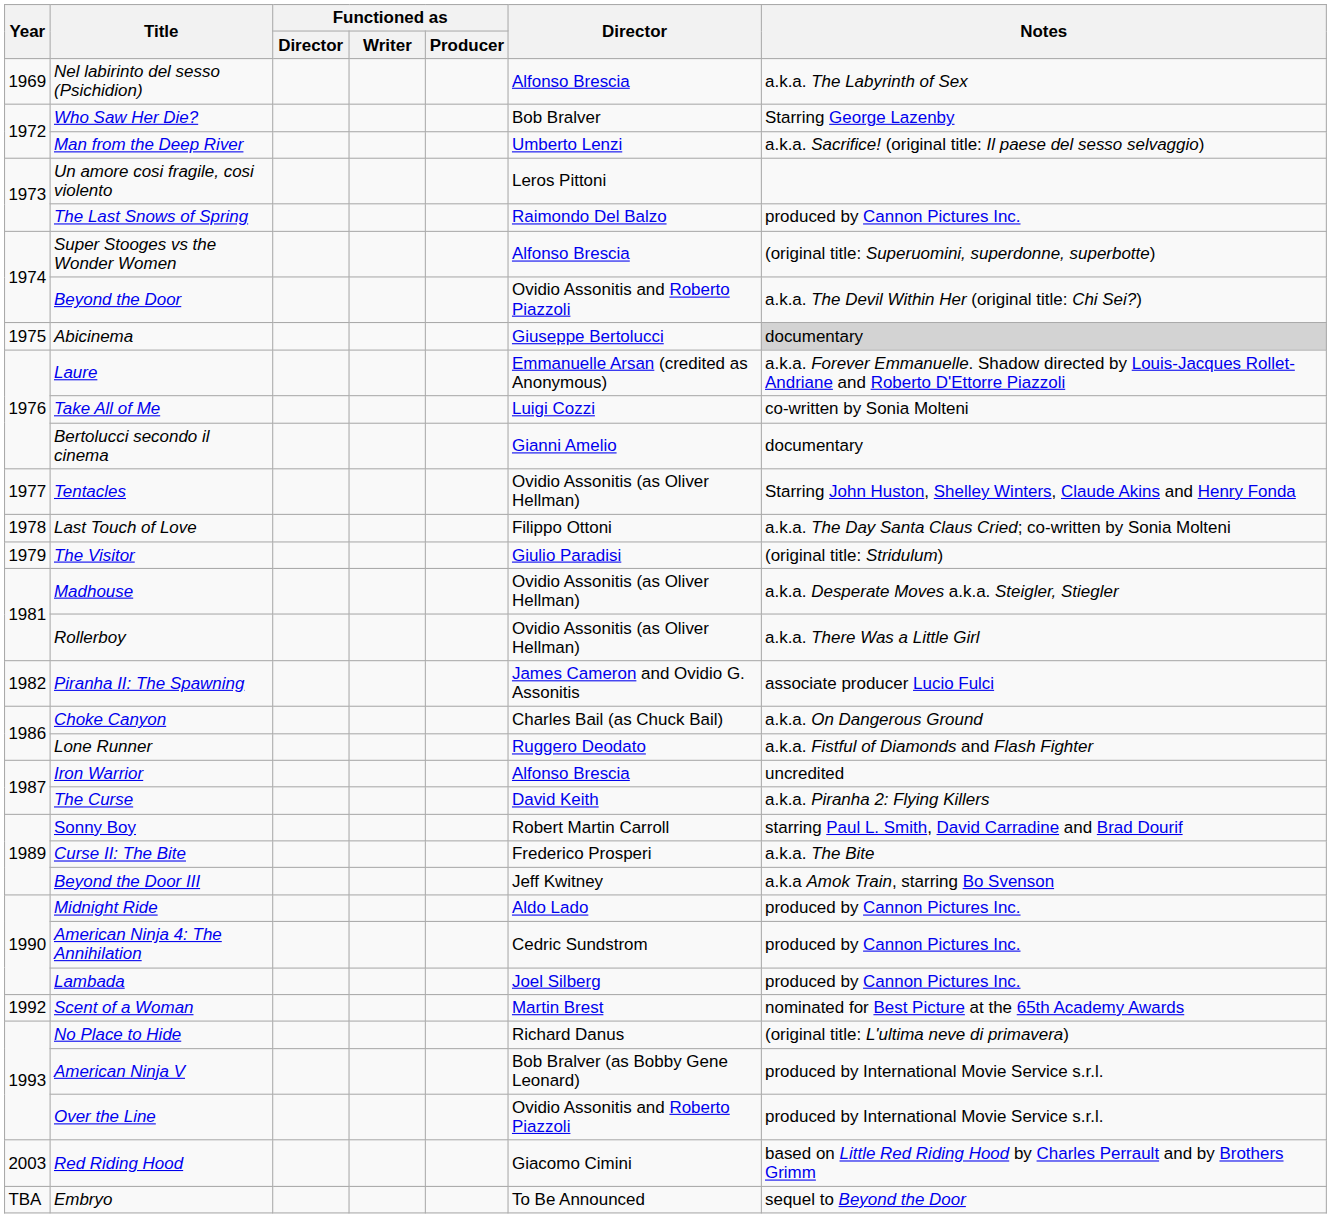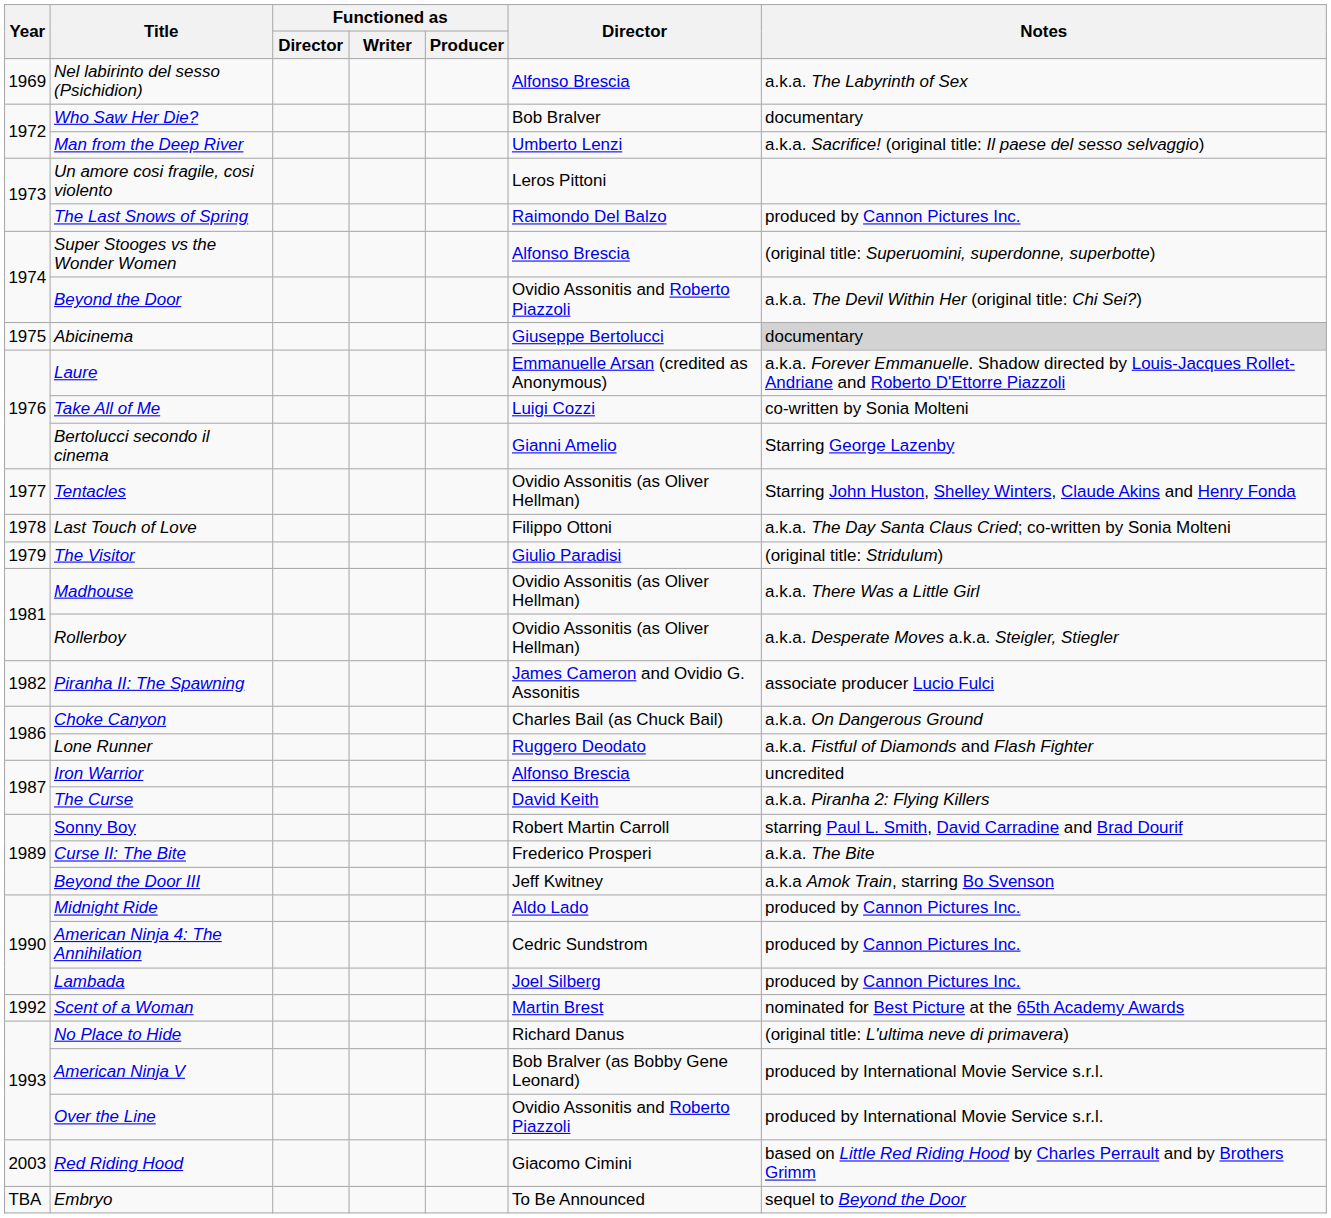(860, 117) Starring George Lazenby -> (814, 117) documentary
(814, 445) documentary -> (860, 445) Starring George Lazenby
(942, 591) a.k.a. Desperate Moves a.k.a. Steigler, Stiegler -> (872, 591) a.k.a. There Was a Little Girl
(872, 637) a.k.a. There Was a Little Girl -> (942, 637) a.k.a. Desperate Moves a.k.a. Steigler, Stiegler
